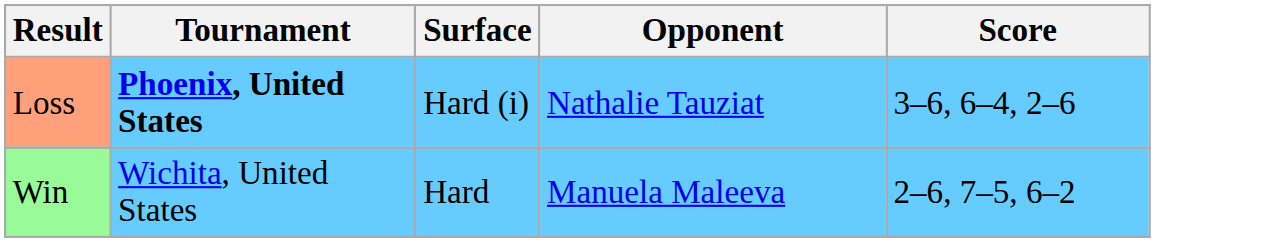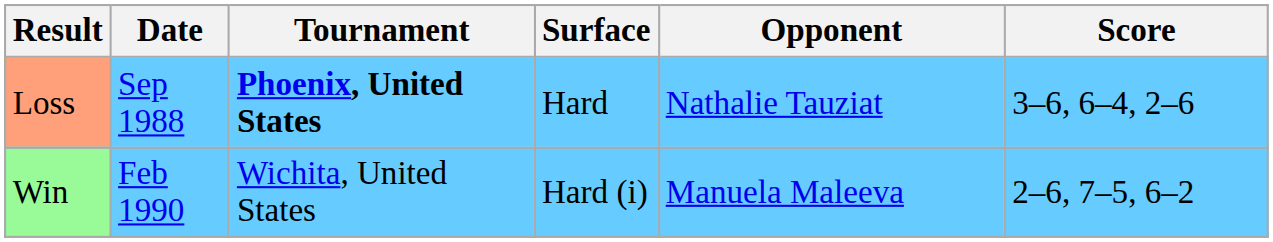+ column: (170, 30)
(476, 101) Hard (i) -> (575, 101) Hard
(456, 191) Hard -> (595, 191) Hard (i)
